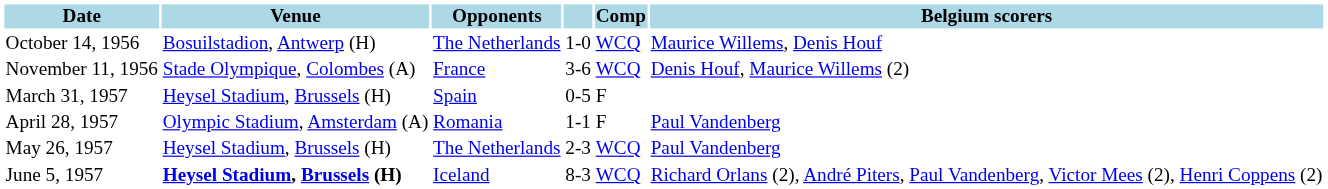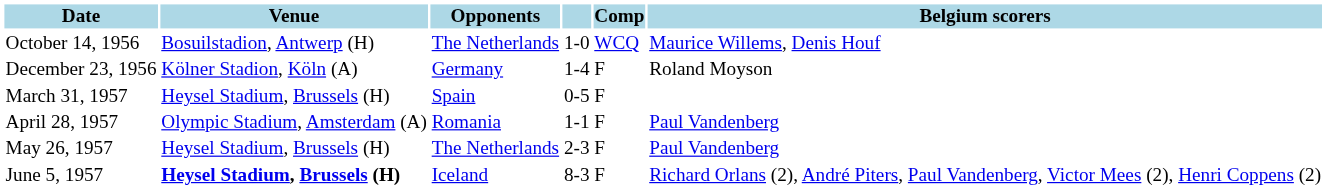- row: (82, 69)
+ row: (81, 69)
(618, 148) WCQ -> (600, 148) F
(618, 174) WCQ -> (600, 174) F
